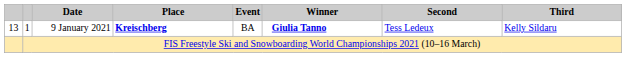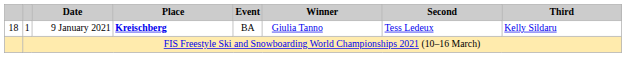(13, 28) 13 -> (13, 28) 18
(295, 28) bold -> (294, 28) normal
